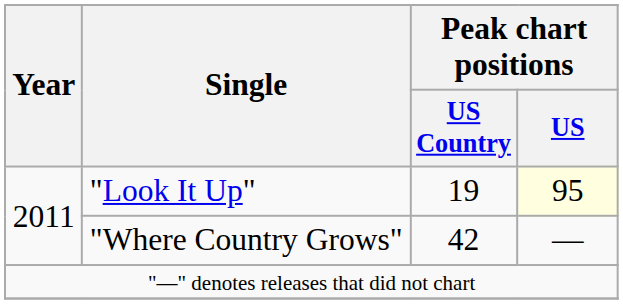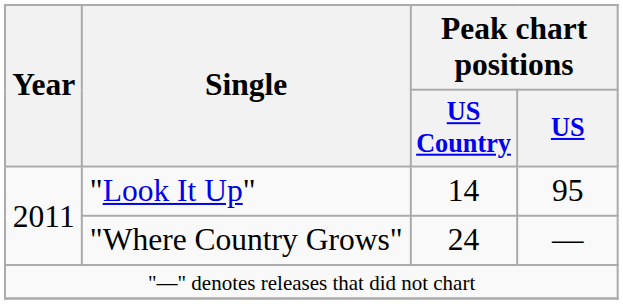(464, 190) 19 -> (464, 190) 14
(568, 190) lightyellow background -> (568, 190) no background
(464, 240) 42 -> (464, 240) 24
